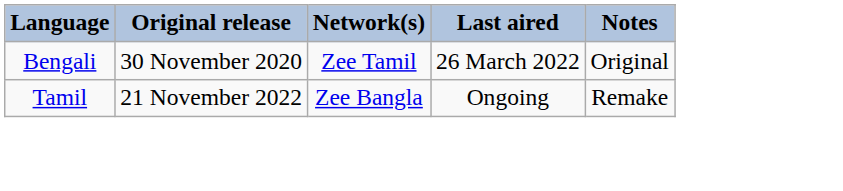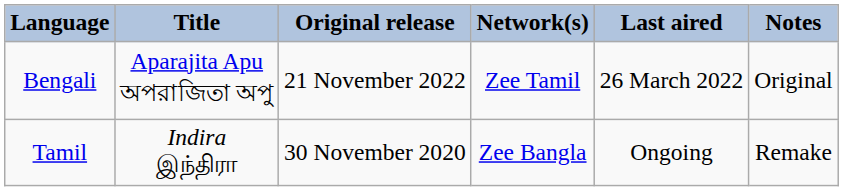+ column: (197, 23)
(211, 60) 30 November 2020 -> (375, 80) 21 November 2022
(211, 97) 21 November 2022 -> (375, 152) 30 November 2020
